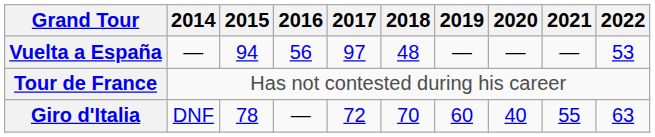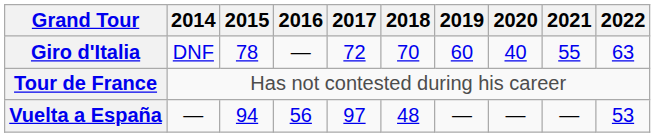rows swapped: (86, 115) <-> (86, 52)
